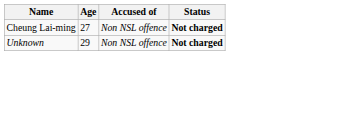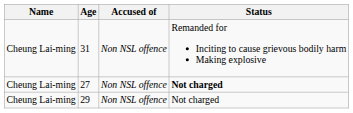+ row: (85, 48)
(25, 43) Unknown -> (41, 100) Cheung Lai-ming
(197, 43) bold -> (195, 100) normal
